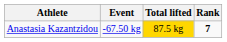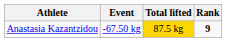(208, 29) 7 -> (208, 29) 9
